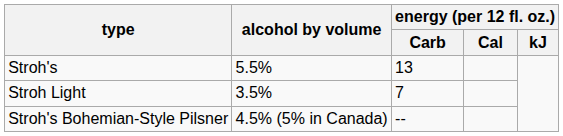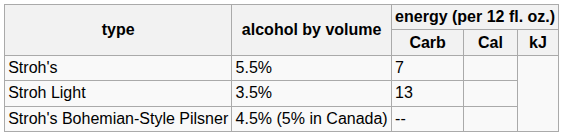(404, 67) 13 -> (400, 67) 7
(400, 93) 7 -> (404, 93) 13
